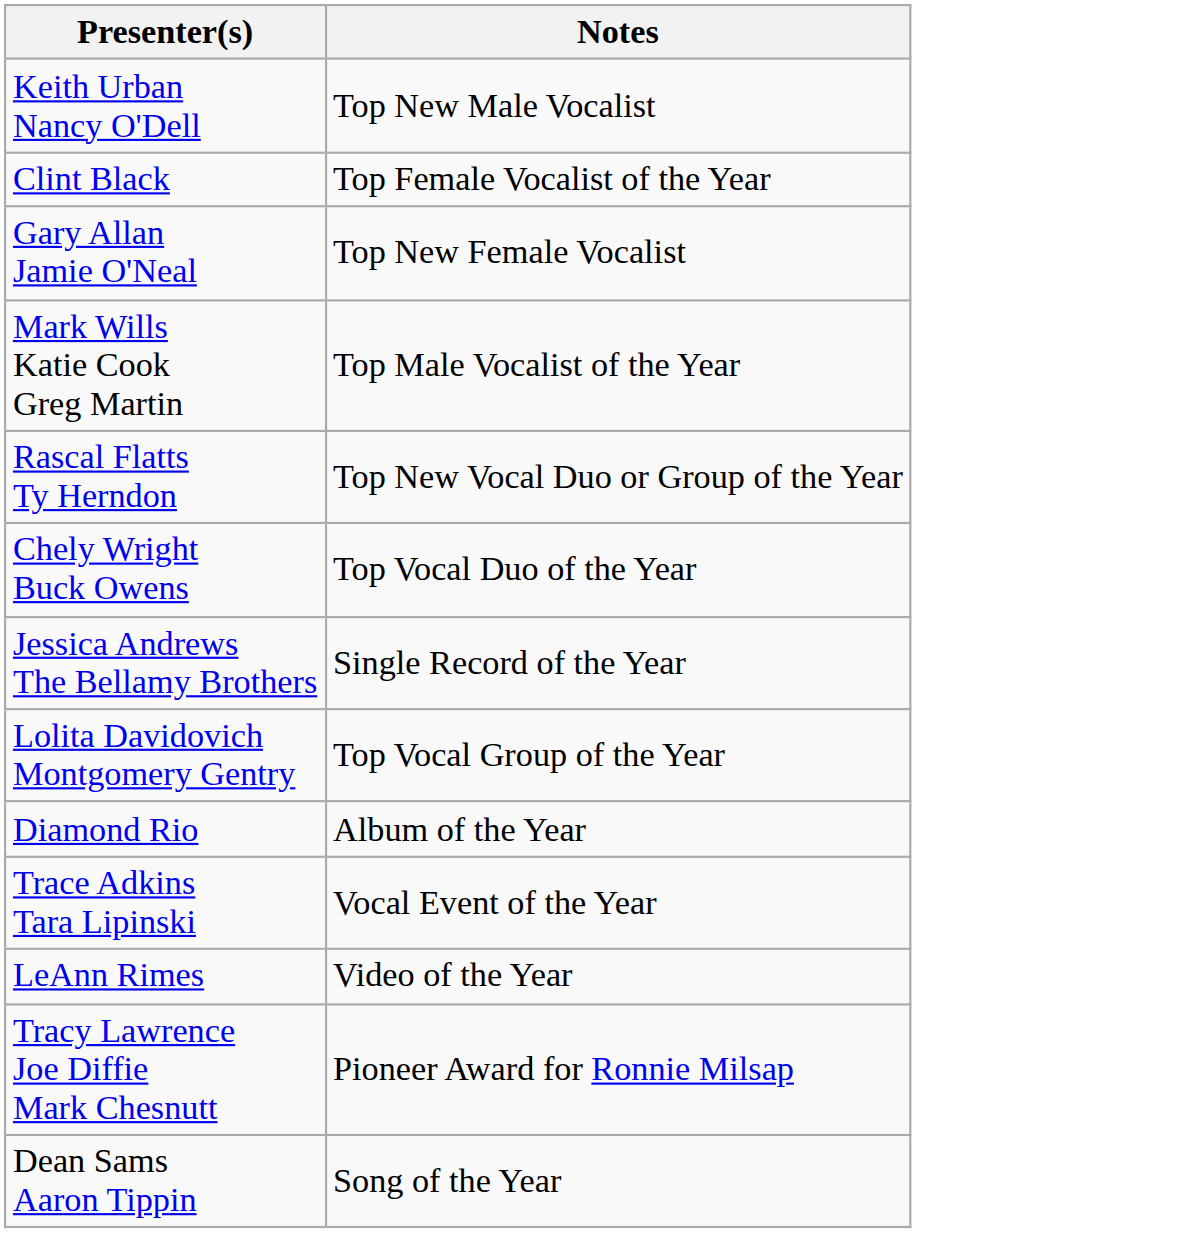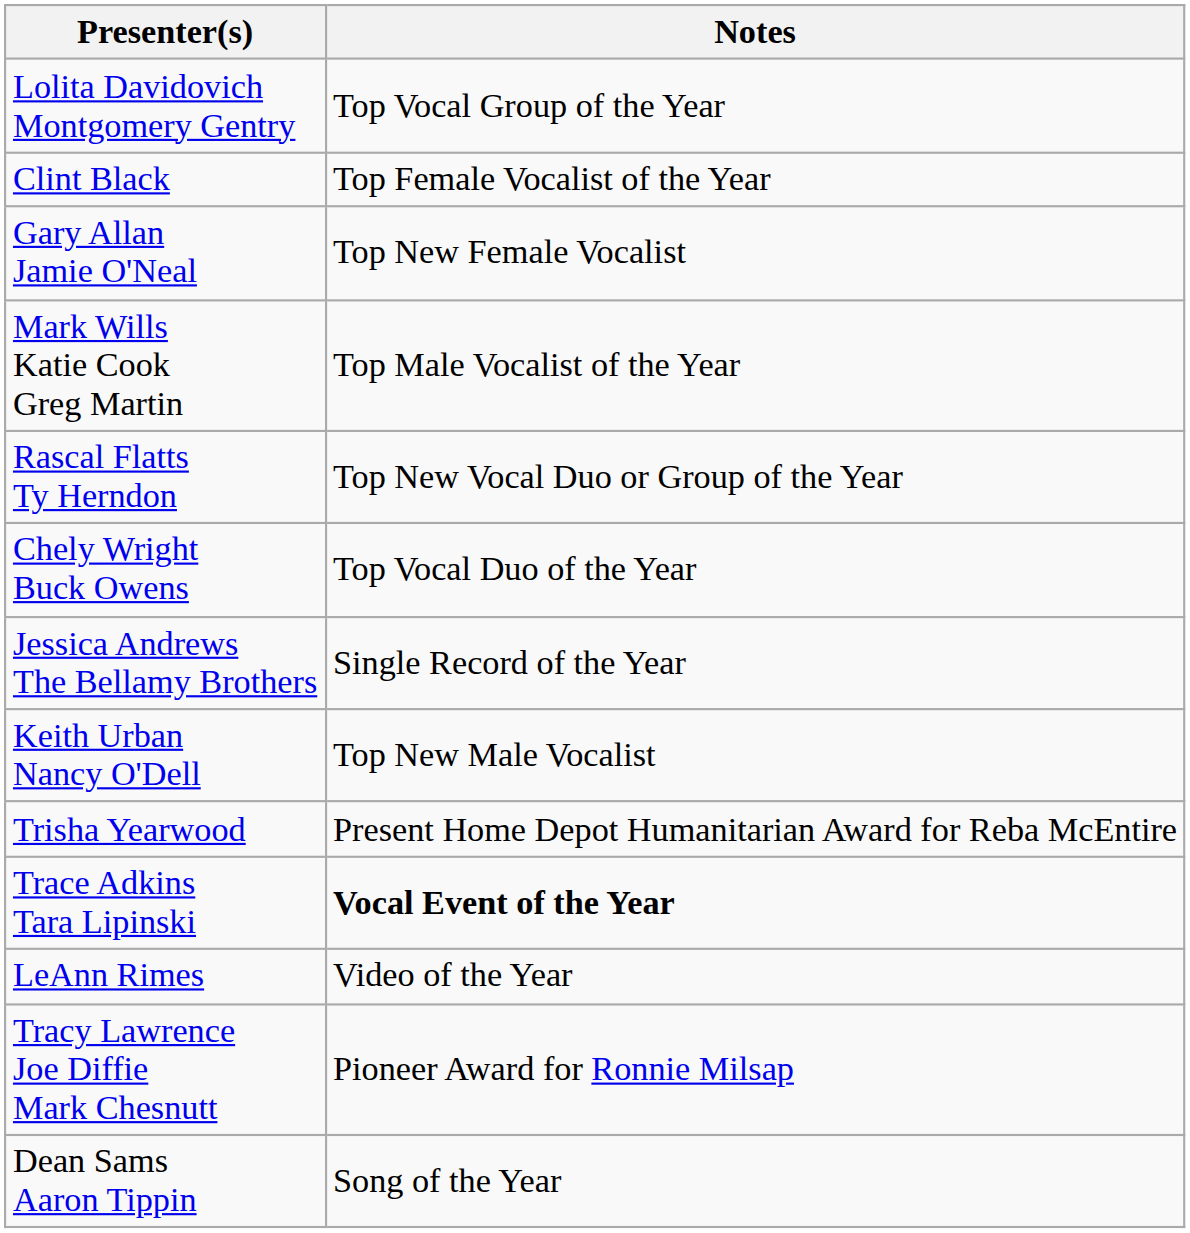rows swapped: (154, 754) <-> (107, 105)
- row: (106, 828)
+ row: (129, 828)
(495, 902) normal -> (504, 902) bold
